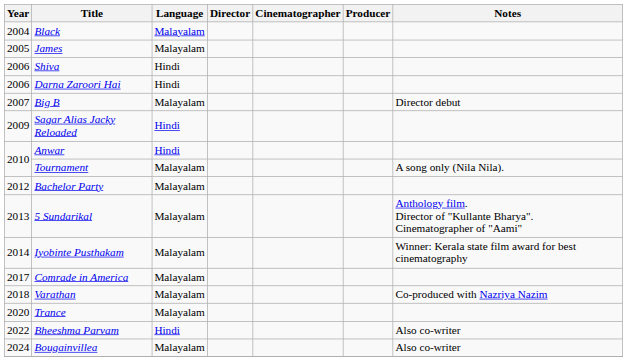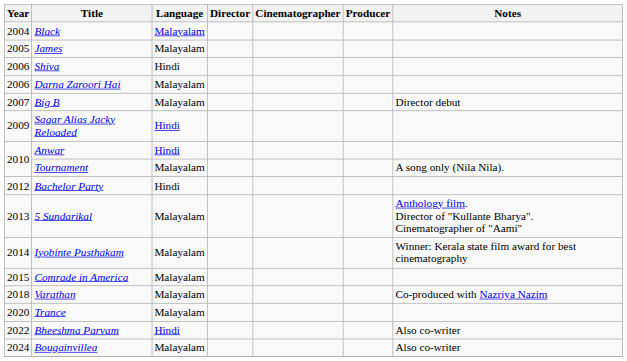(167, 84) Hindi -> (180, 84) Malayalam
(180, 185) Malayalam -> (167, 185) Hindi
(18, 276) 2017 -> (18, 276) 2015
